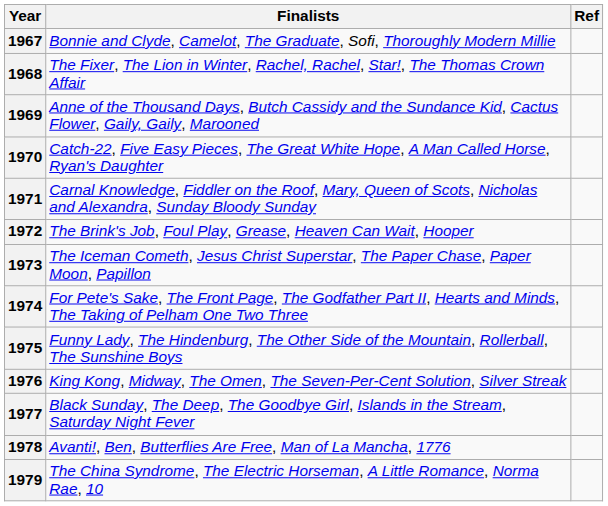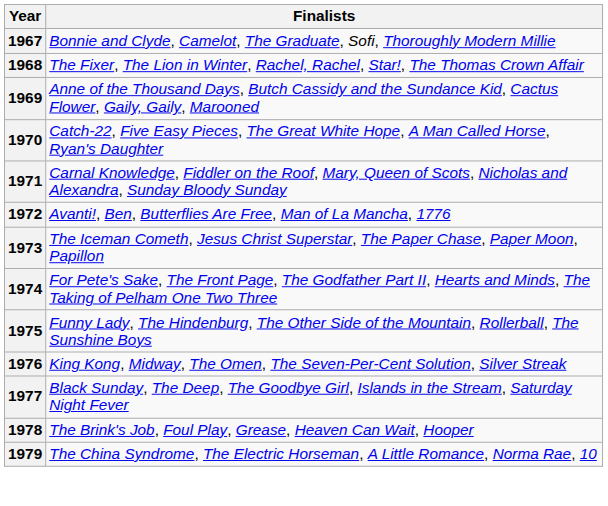- column: (587, 16)
(261, 231) The Brink's Job, Foul Play, Grease, Heaven Can Wait, Hooper -> (250, 214) Avanti!, Ben, Butterflies Are Free, Man of La Mancha, 1776
(250, 447) Avanti!, Ben, Butterflies Are Free, Man of La Mancha, 1776 -> (261, 429) The Brink's Job, Foul Play, Grease, Heaven Can Wait, Hooper
